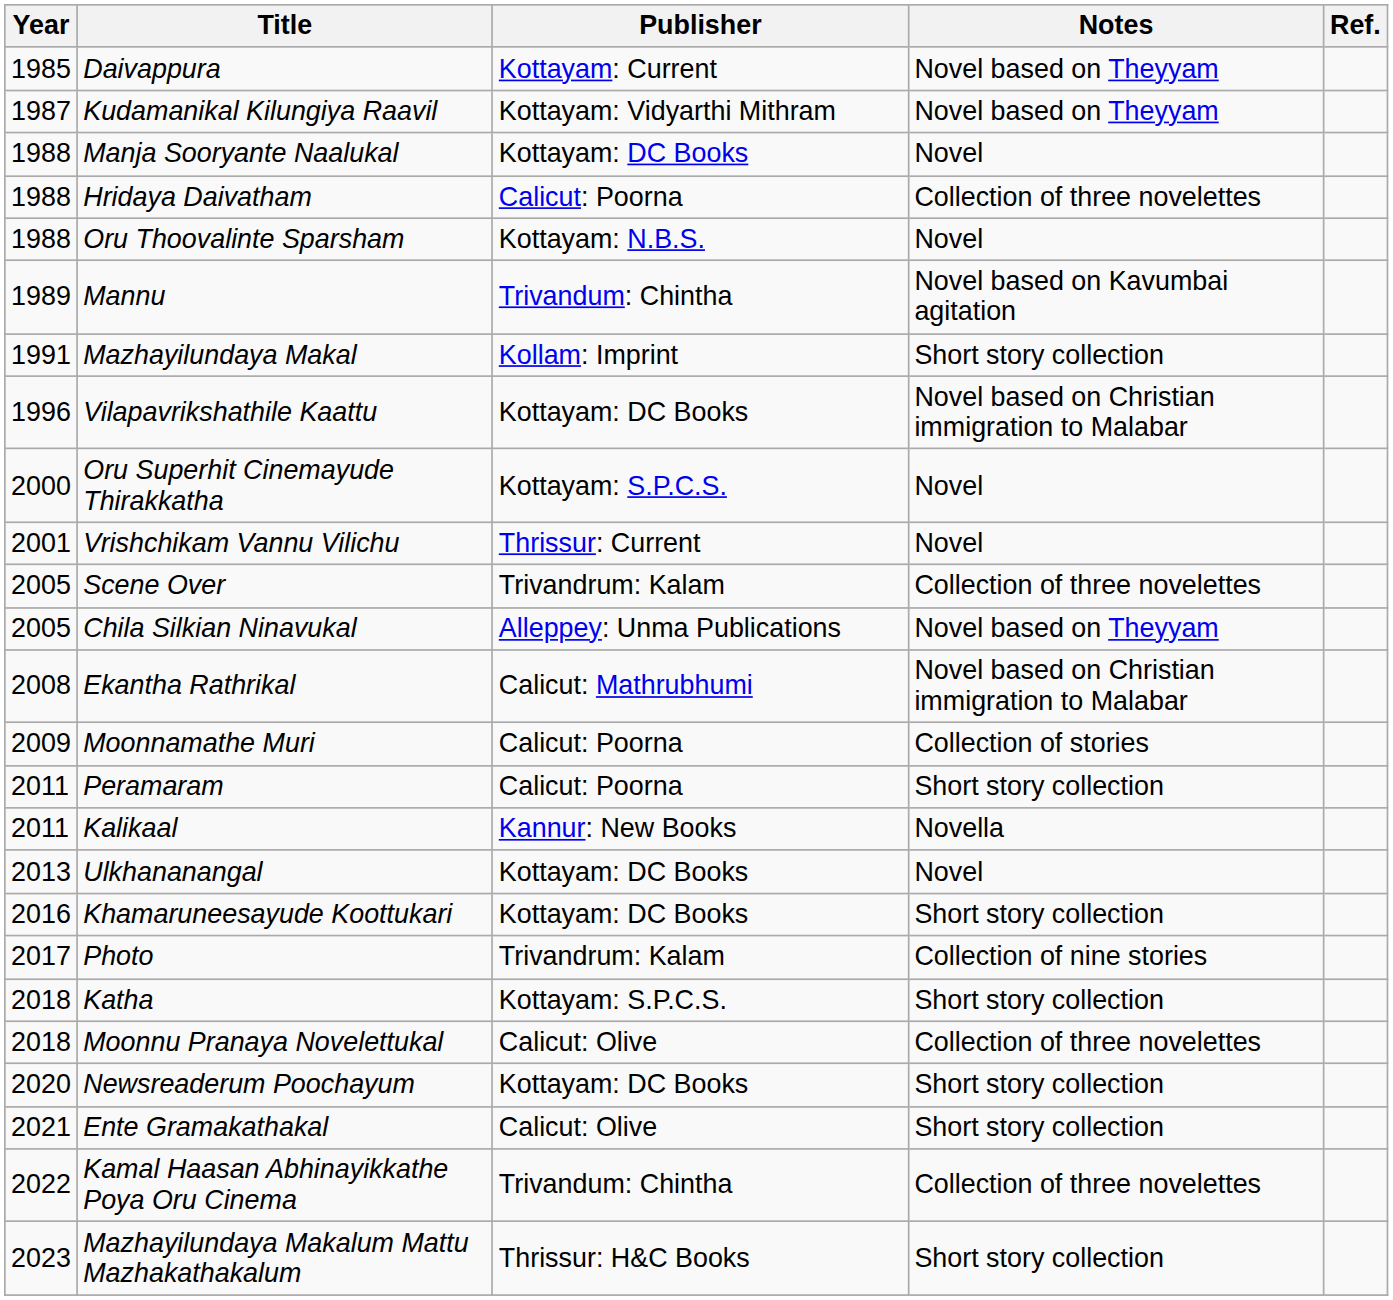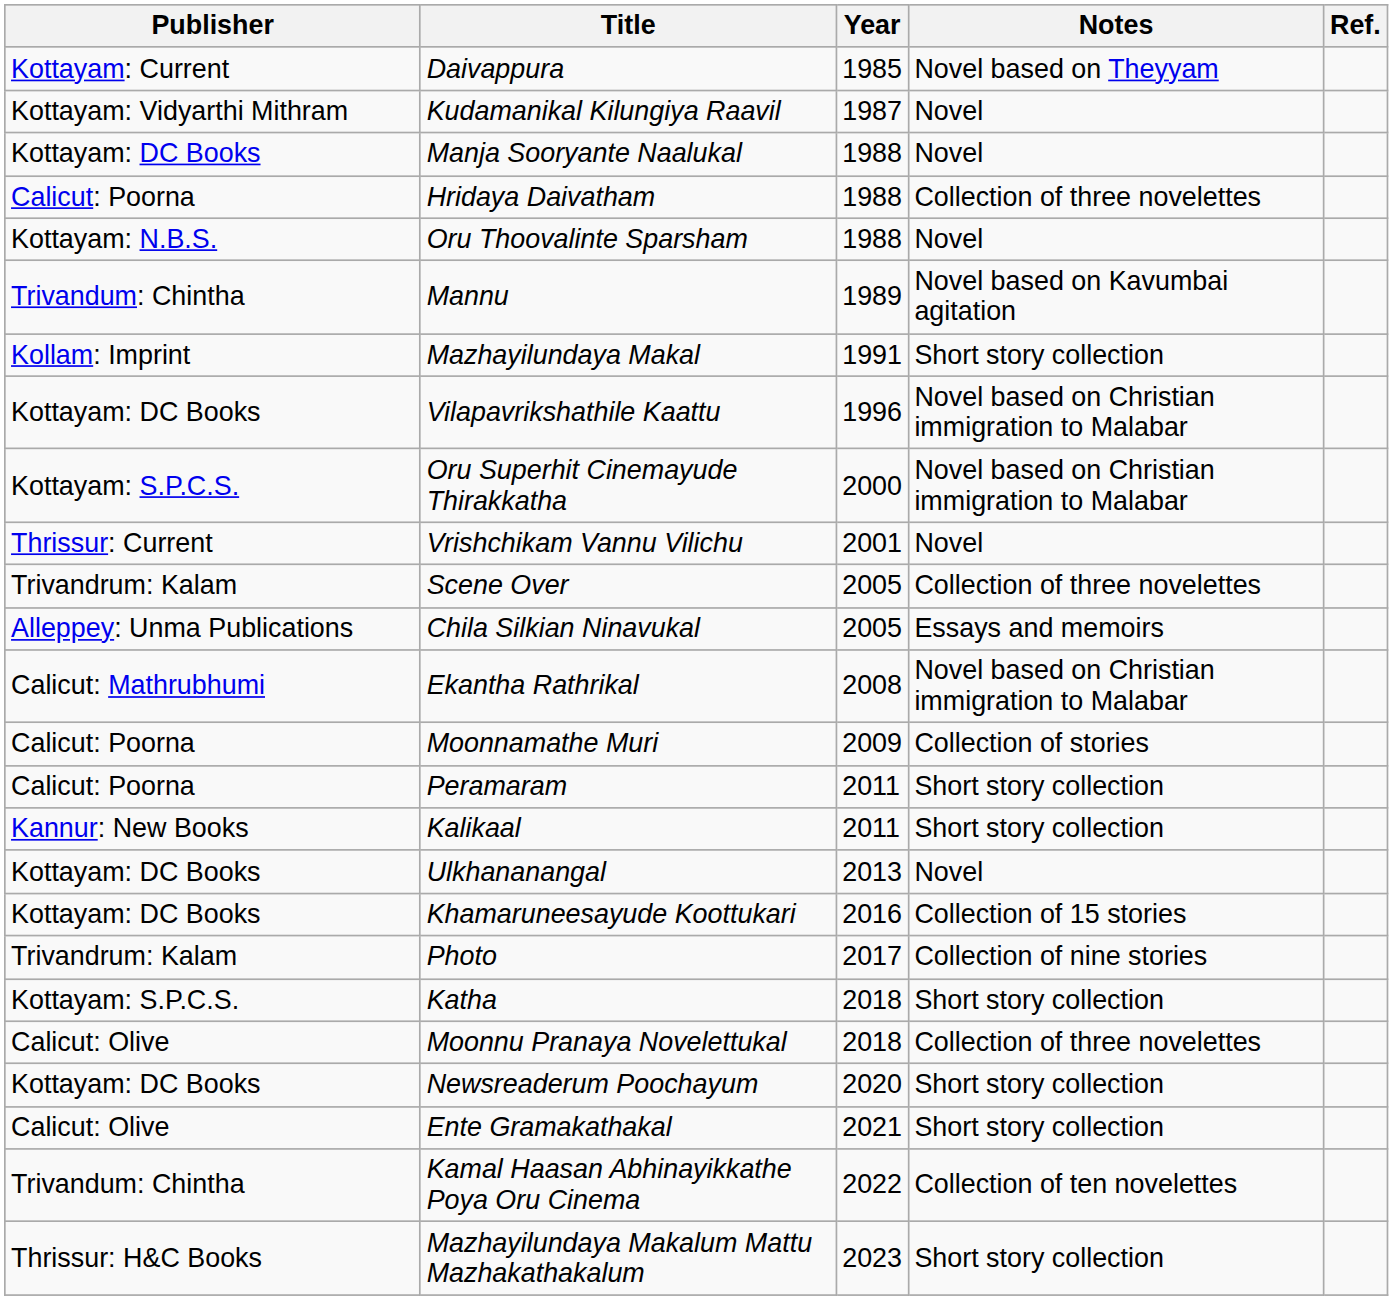columns swapped: (41, 25) <-> (700, 25)
(1067, 111) Novel based on Theyyam -> (949, 111) Novel
(949, 485) Novel -> (1065, 485) Novel based on Christian immigration to Malabar
(1067, 628) Novel based on Theyyam -> (1039, 628) Essays and memoirs
(959, 828) Novella -> (1039, 828) Short story collection
(1039, 914) Short story collection -> (1050, 914) Collection of 15 stories
(1088, 1185) Collection of three novelettes -> (1076, 1185) Collection of ten novelettes
